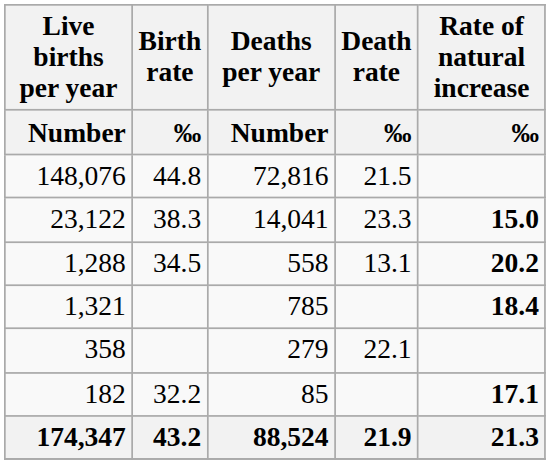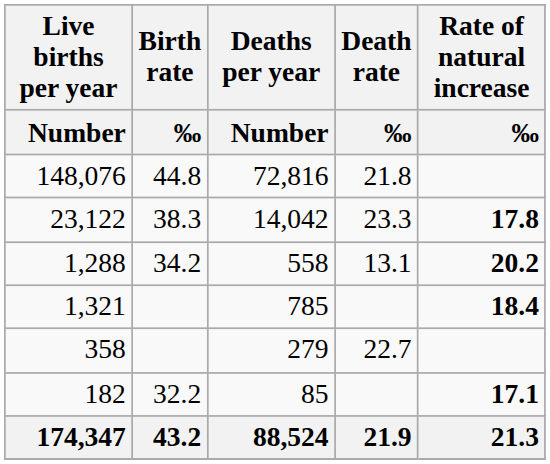(388, 175) 21.5 -> (388, 175) 21.8
(291, 219) 14,041 -> (291, 219) 14,042
(515, 219) 15.0 -> (515, 219) 17.8
(177, 262) 34.5 -> (177, 262) 34.2
(388, 350) 22.1 -> (388, 350) 22.7
